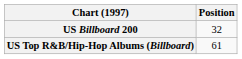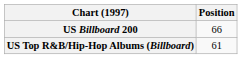(217, 29) 32 -> (217, 29) 66
